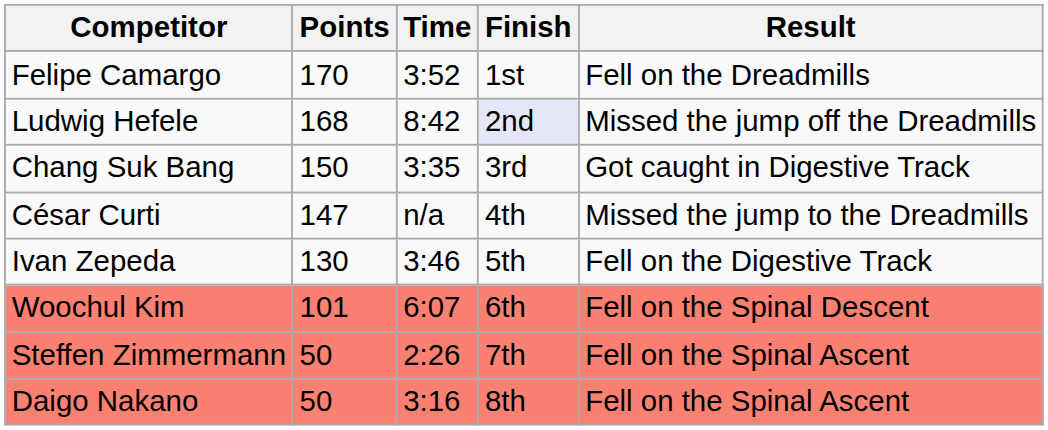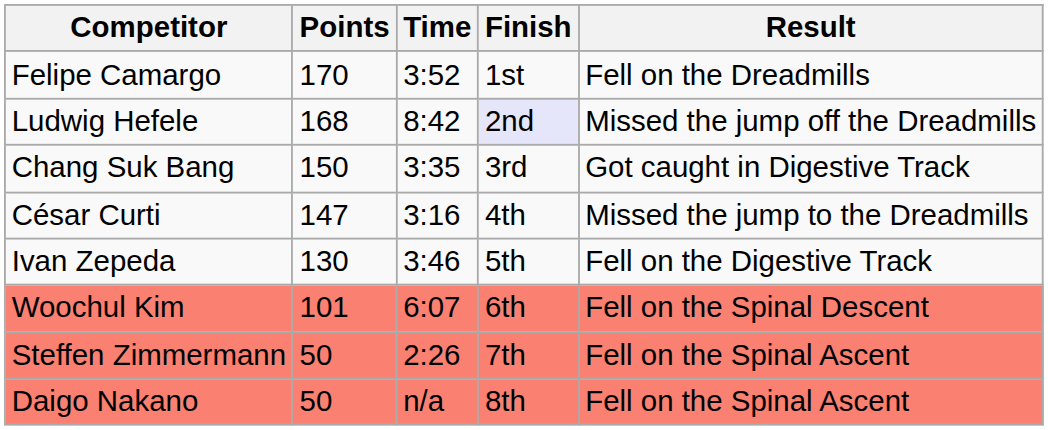(424, 214) n/a -> (432, 214) 3:16
(432, 401) 3:16 -> (424, 401) n/a
